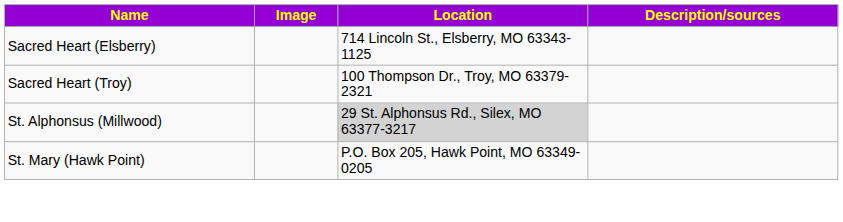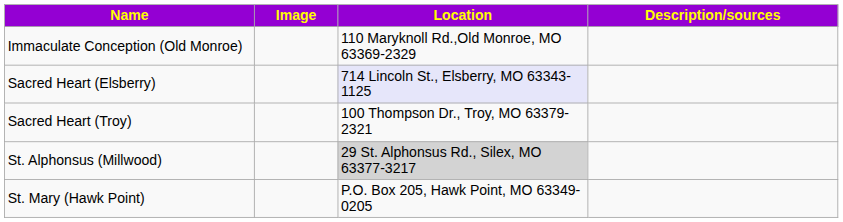+ row: (125, 45)
(456, 45) no background -> (456, 84) lavender background
